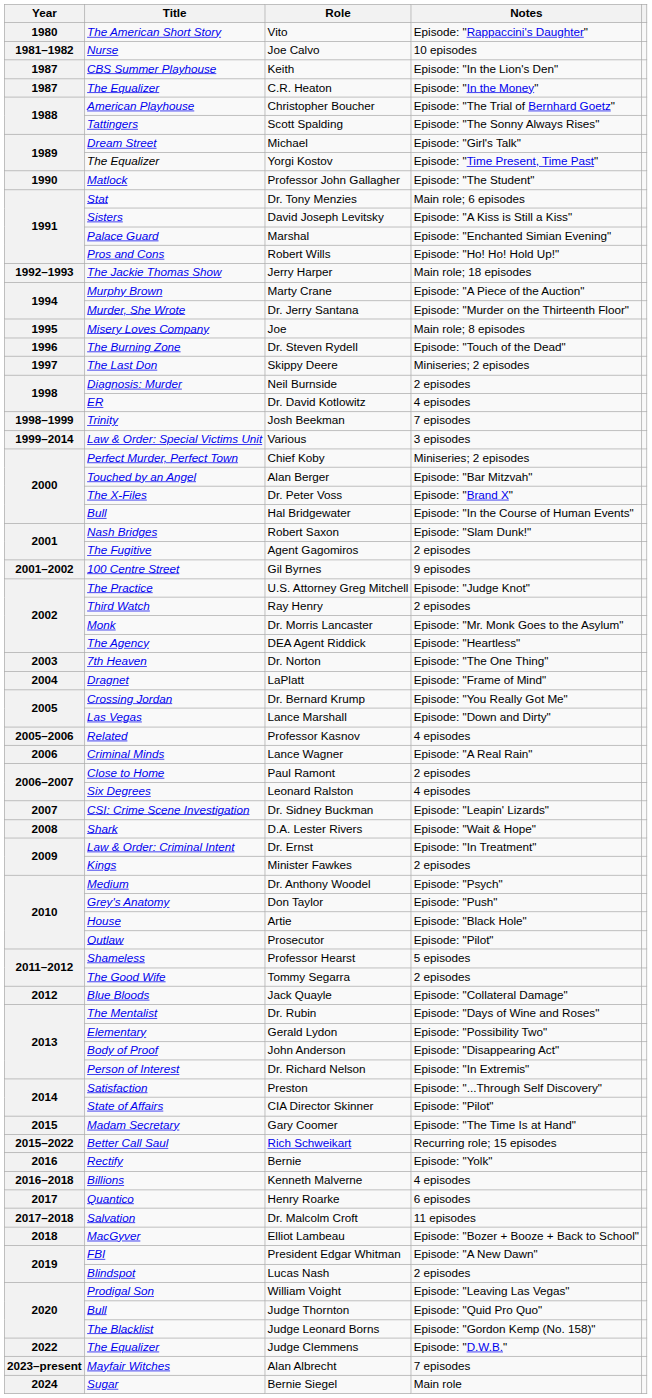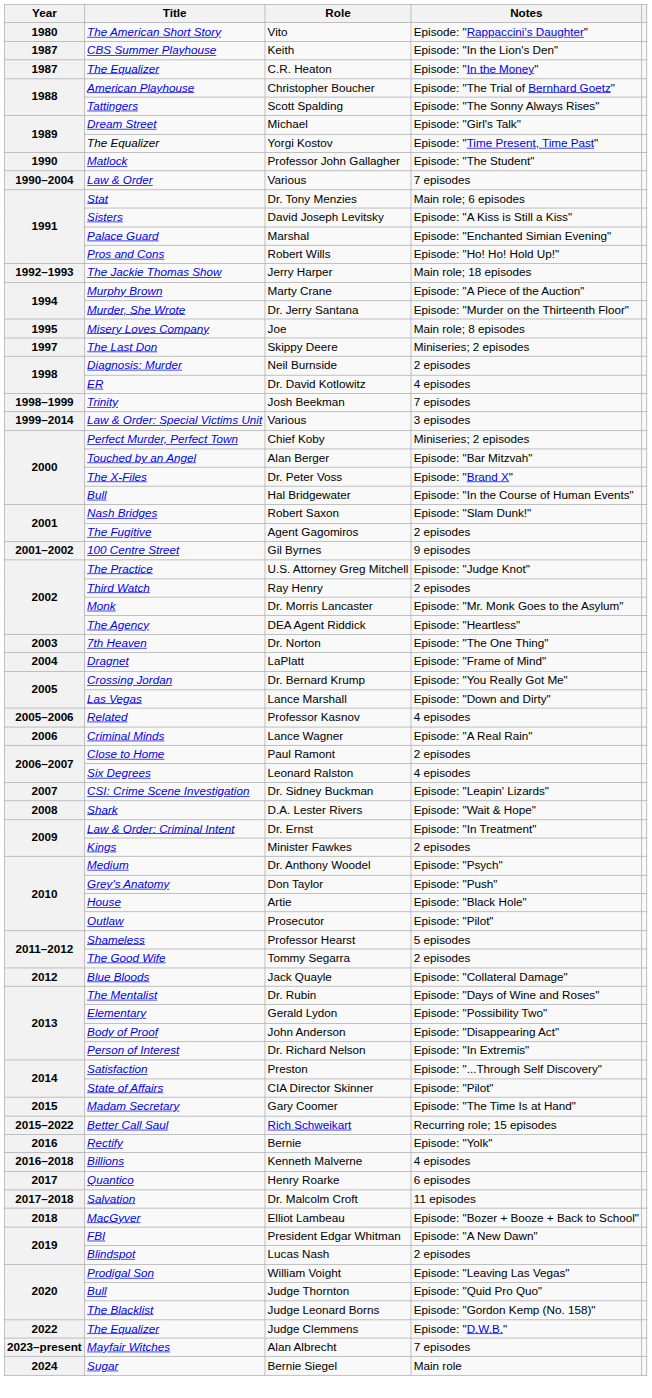- row: (103, 50)
+ row: (120, 180)
- row: (134, 347)
